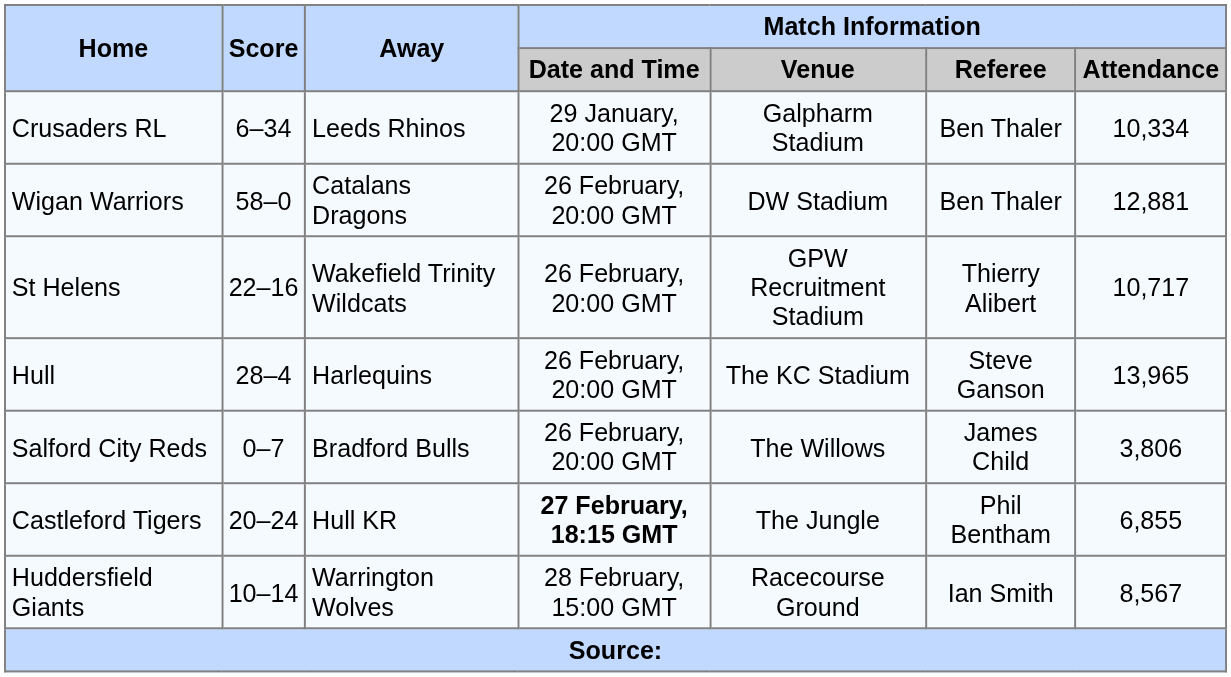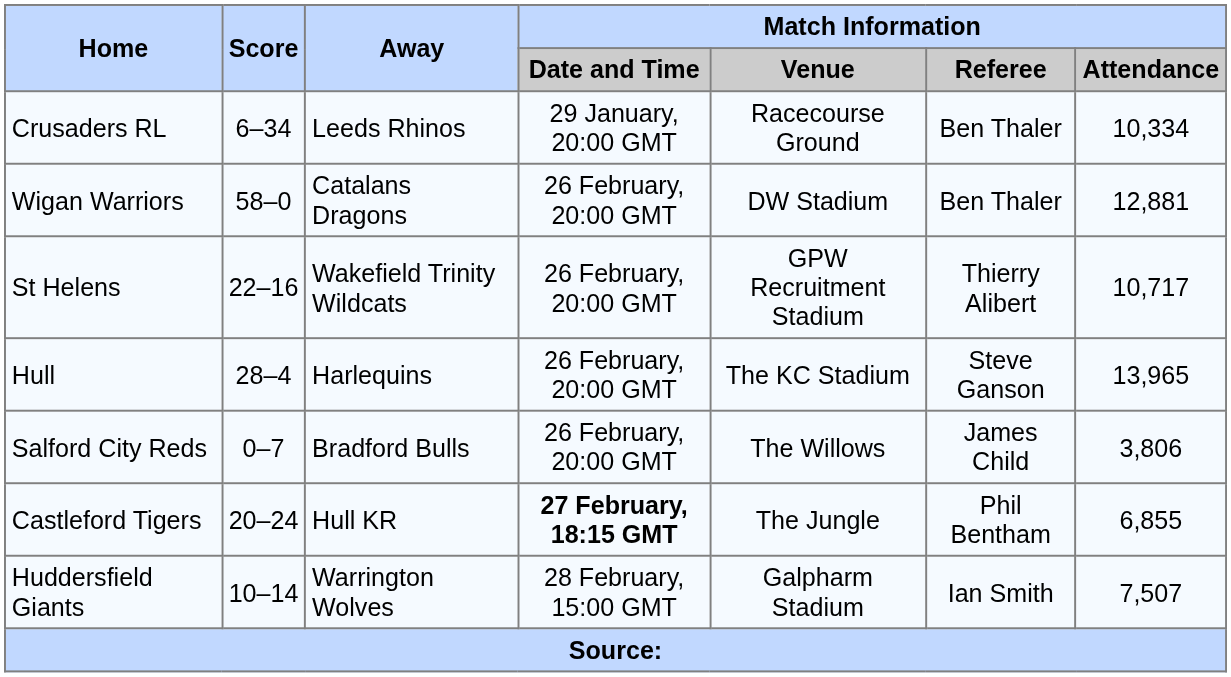(818, 127) Galpharm Stadium -> (818, 127) Racecourse Ground
(818, 592) Racecourse Ground -> (818, 592) Galpharm Stadium
(1151, 592) 8,567 -> (1151, 592) 7,507
